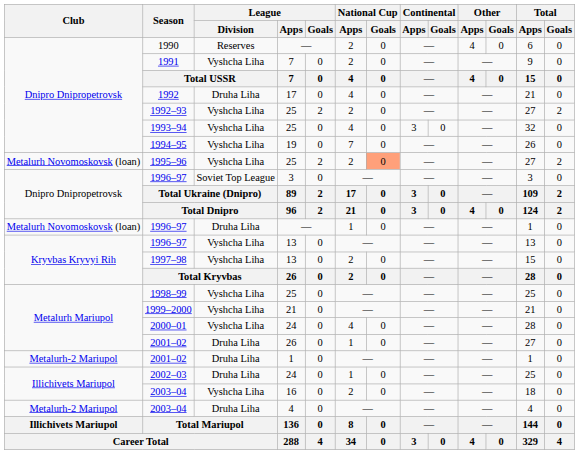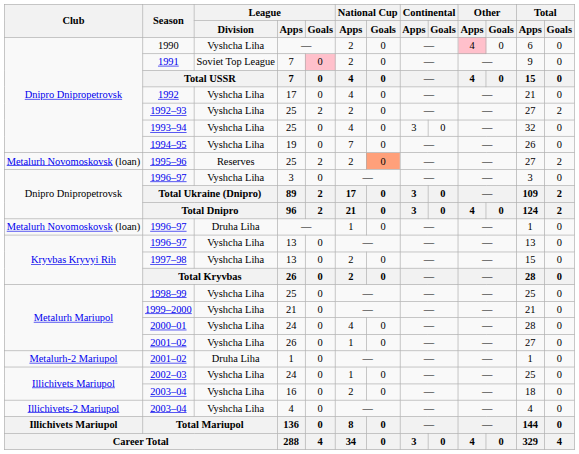(236, 45) Reserves -> (236, 45) Vyshcha Liha
(472, 45) no background -> (472, 45) pink background
(236, 62) Vyshcha Liha -> (236, 62) Soviet Top League
(320, 62) no background -> (320, 62) pink background
(236, 95) Druha Liha -> (236, 95) Vyshcha Liha
(236, 161) Vyshcha Liha -> (236, 161) Reserves
(236, 177) Soviet Top League -> (236, 177) Vyshcha Liha
(236, 342) Druha Liha -> (236, 342) Vyshcha Liha
(236, 375) Druha Liha -> (236, 375) Vyshcha Liha
(73, 408) Metalurh-2 Mariupol -> (73, 408) Illichivets-2 Mariupol
(236, 408) Druha Liha -> (236, 408) Vyshcha Liha
